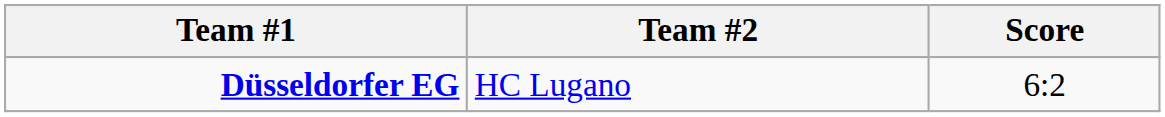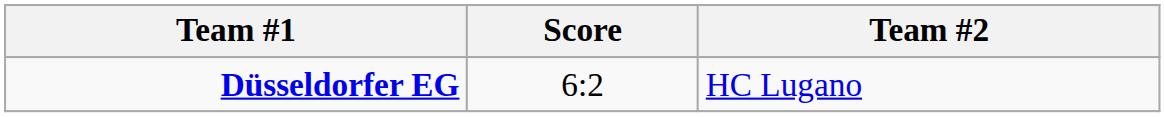columns swapped: (1045, 30) <-> (698, 30)
